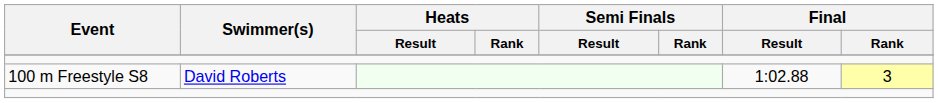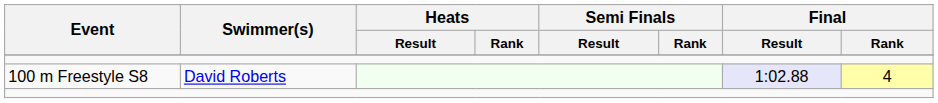(782, 77) no background -> (782, 77) lavender background
(887, 77) 3 -> (887, 77) 4
